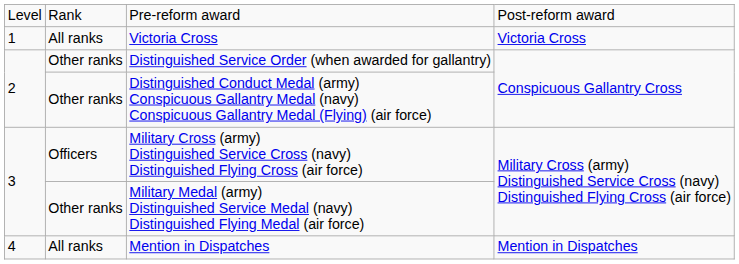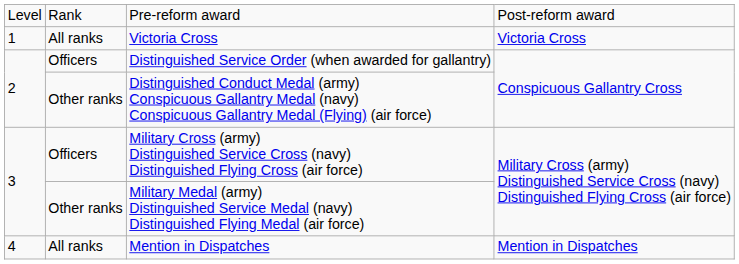(86, 60) Other ranks -> (73, 60) Officers
